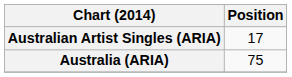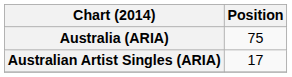rows swapped: (114, 60) <-> (114, 38)
